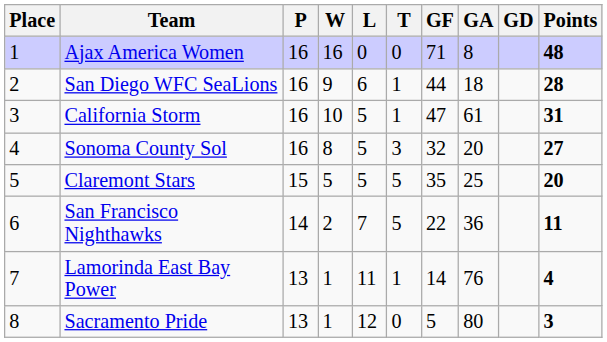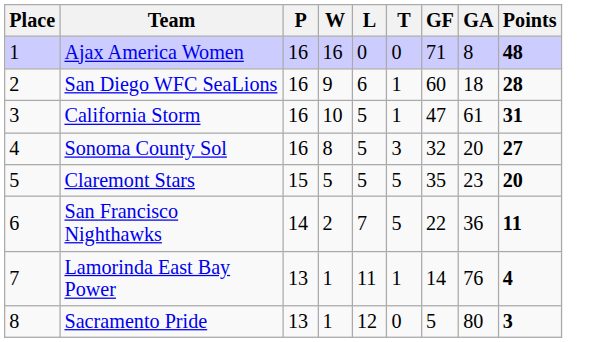- column: (518, 20)
(436, 84) 44 -> (436, 84) 60
(473, 180) 25 -> (473, 180) 23
